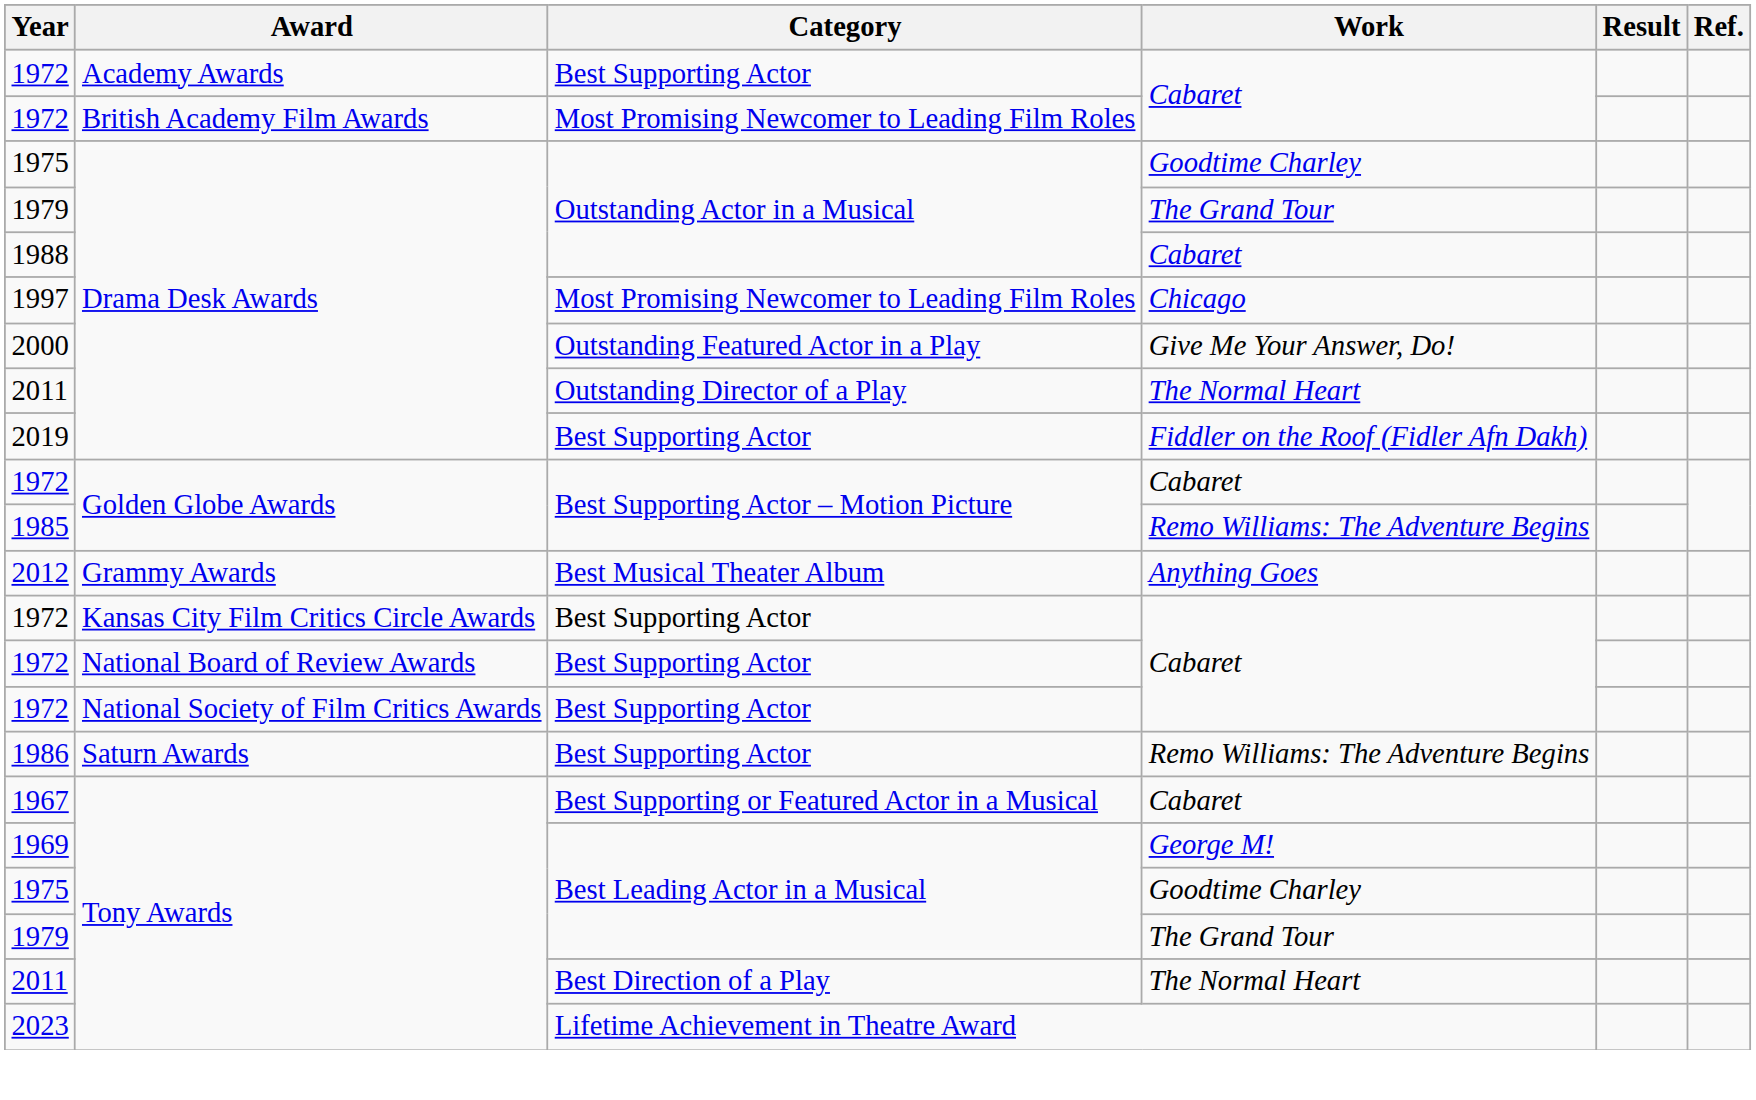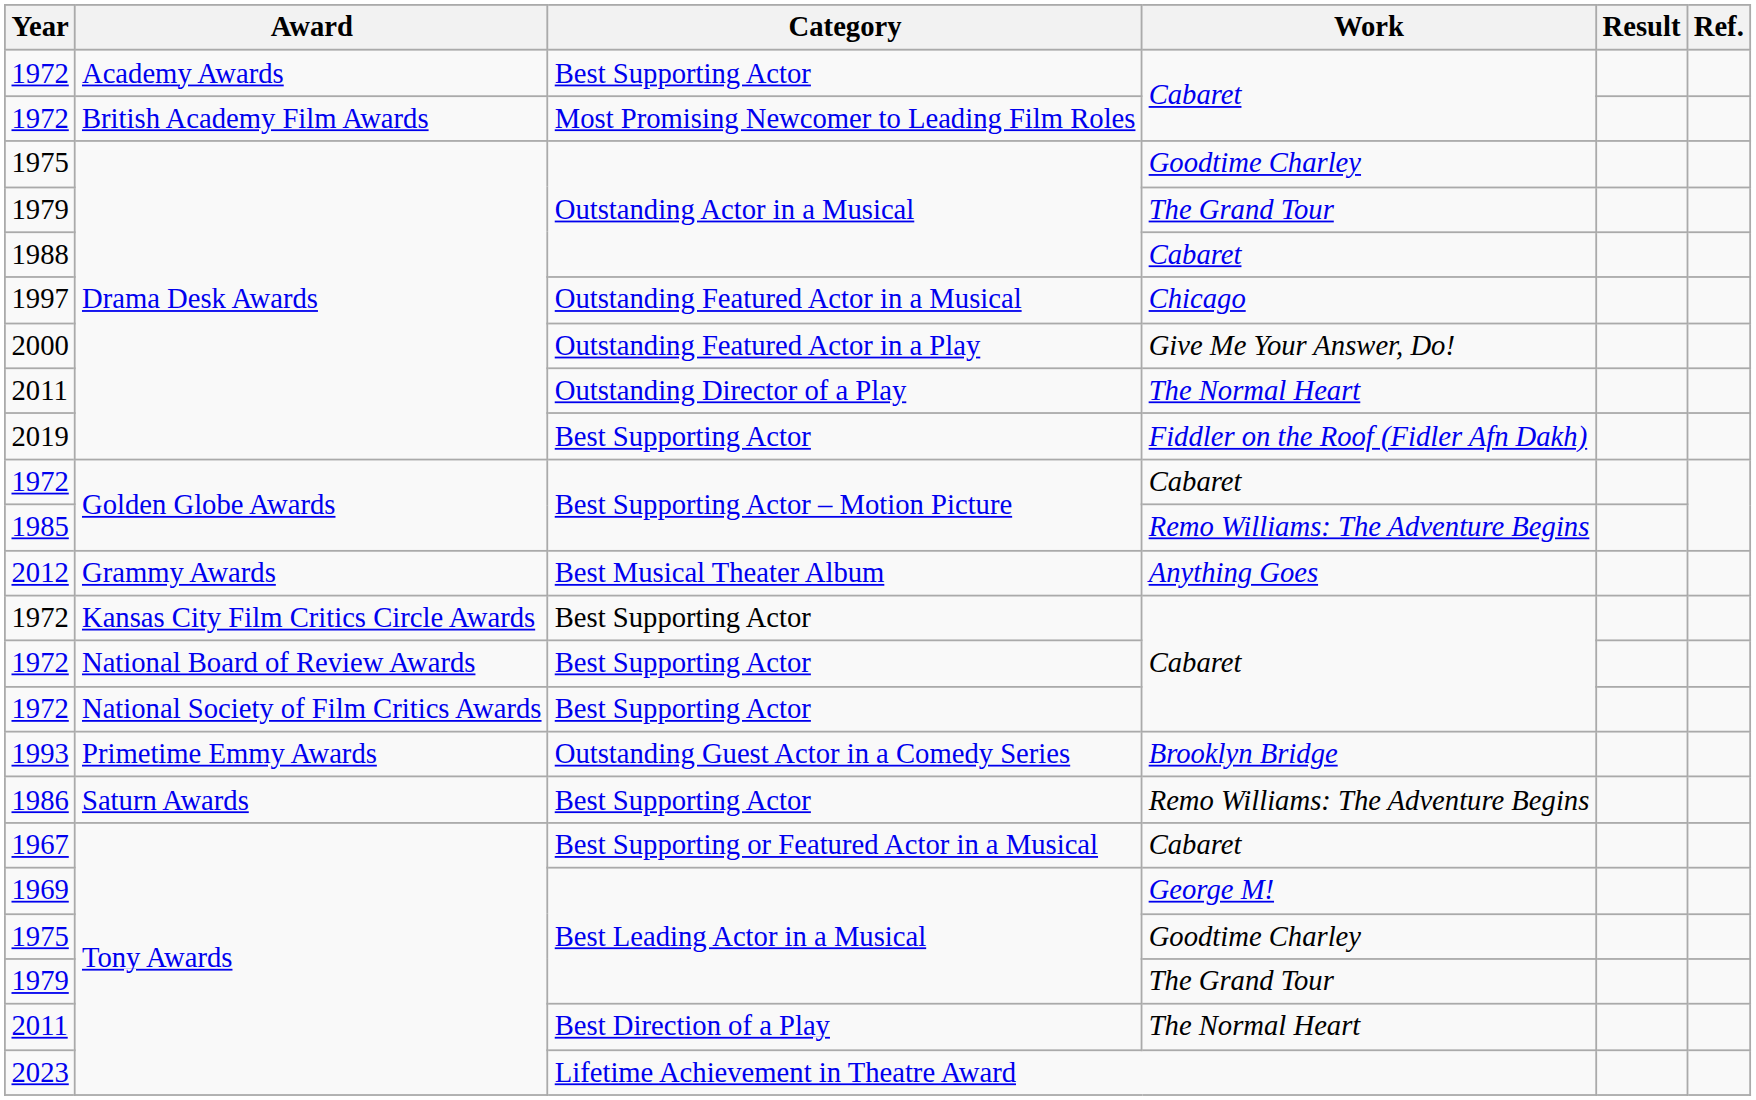(845, 299) Most Promising Newcomer to Leading Film Roles -> (788, 299) Outstanding Featured Actor in a Musical
+ row: (40, 753)
